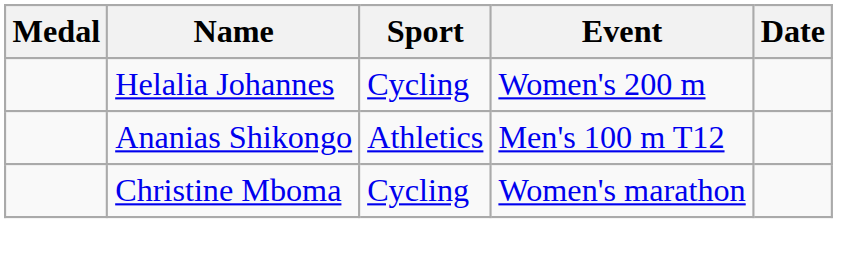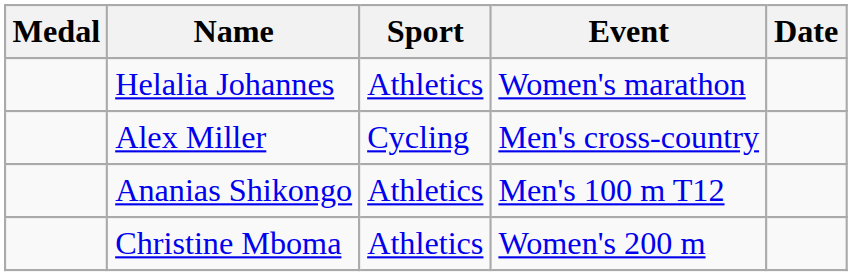(418, 84) Cycling -> (425, 84) Athletics
(602, 84) Women's 200 m -> (622, 84) Women's marathon
+ row: (191, 137)
(418, 190) Cycling -> (425, 243) Athletics
(622, 190) Women's marathon -> (602, 243) Women's 200 m
